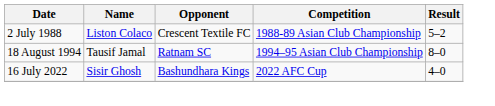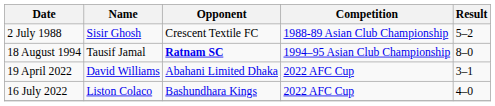(119, 33) Liston Colaco -> (114, 33) Sisir Ghosh
(184, 52) normal -> (194, 52) bold
+ row: (40, 72)
(114, 72) Sisir Ghosh -> (119, 91) Liston Colaco
